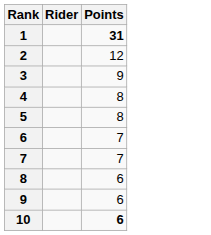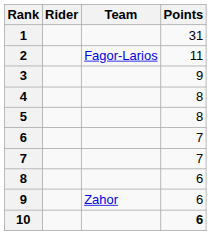+ column: (121, 14)
(117, 35) bold -> (196, 35) normal
(117, 55) 12 -> (196, 55) 11
